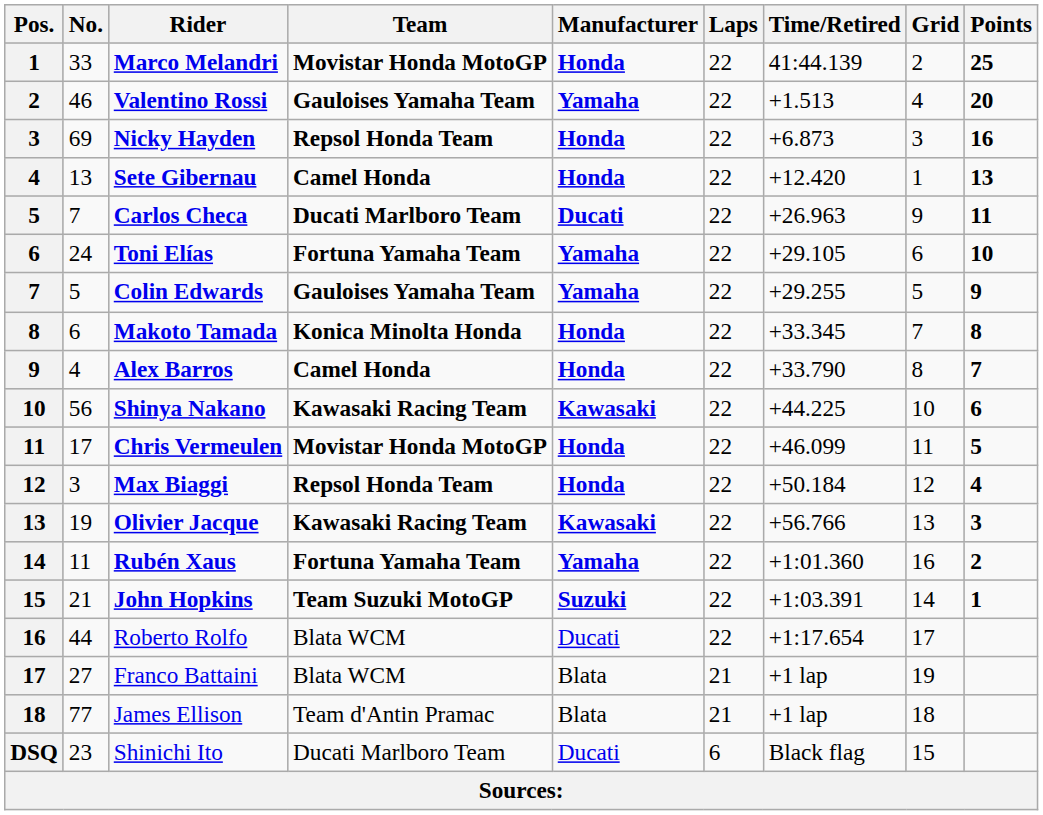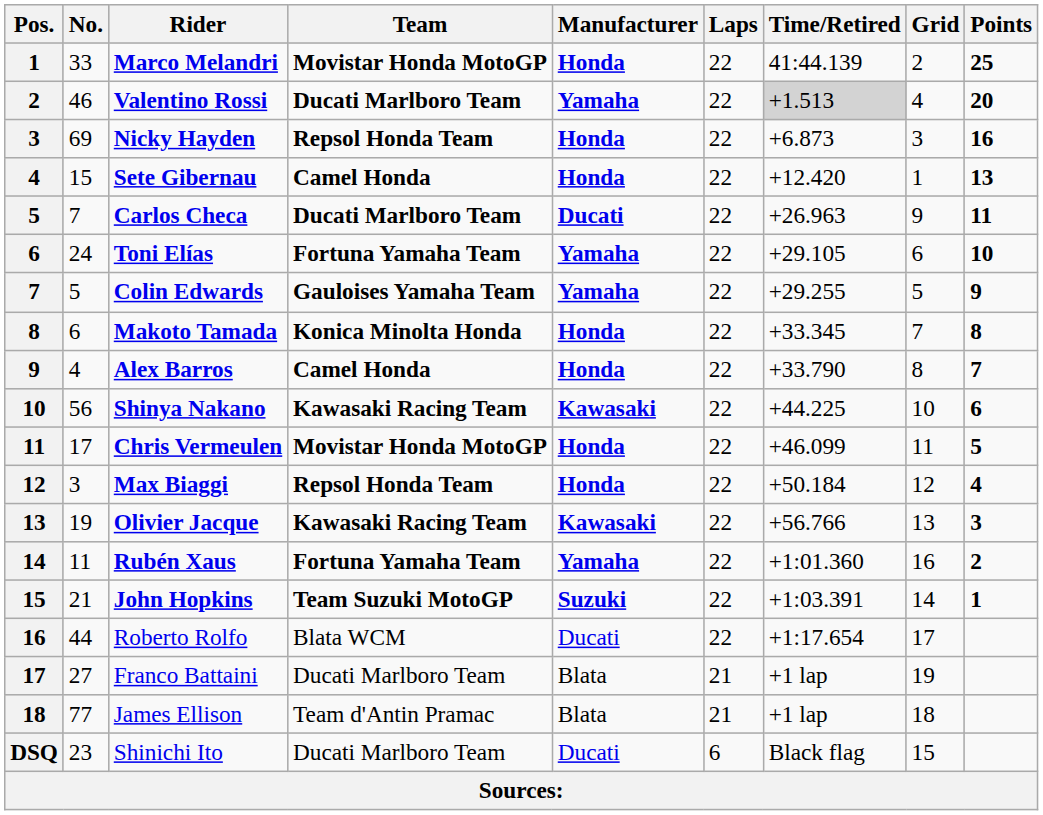(414, 100) Gauloises Yamaha Team -> (407, 100) Ducati Marlboro Team
(801, 100) no background -> (801, 100) lightgrey background
(80, 177) 13 -> (80, 177) 15
(349, 675) Blata WCM -> (399, 675) Ducati Marlboro Team
